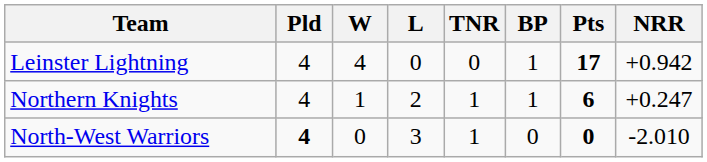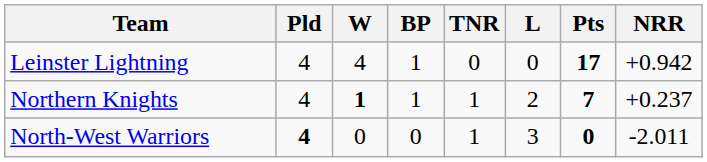columns swapped: (416, 23) <-> (533, 23)
(360, 99) normal -> (360, 99) bold
(588, 99) 6 -> (588, 99) 7
(659, 99) +0.247 -> (659, 99) +0.237
(659, 136) -2.010 -> (659, 136) -2.011
